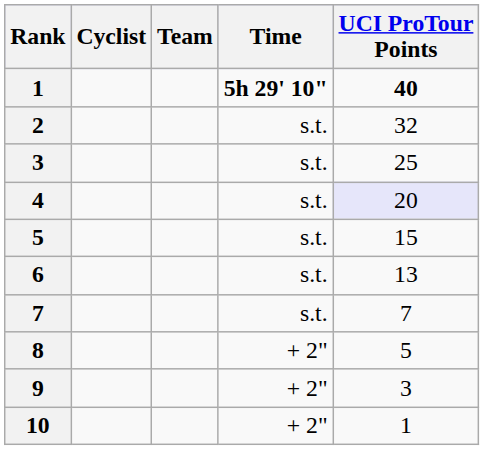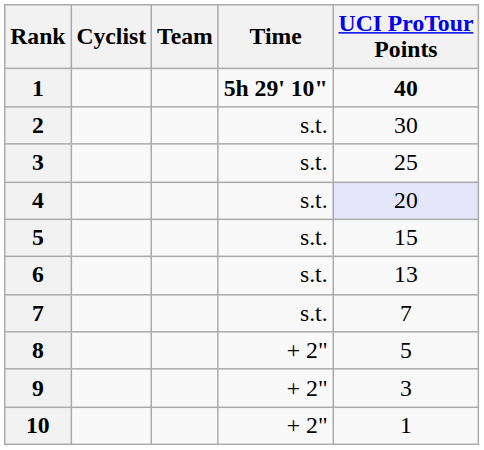(406, 125) 32 -> (406, 125) 30
